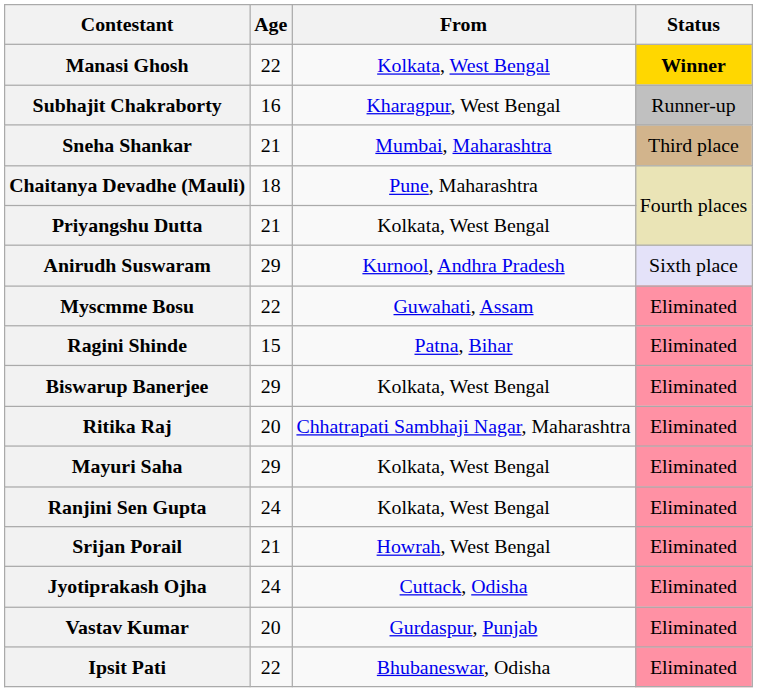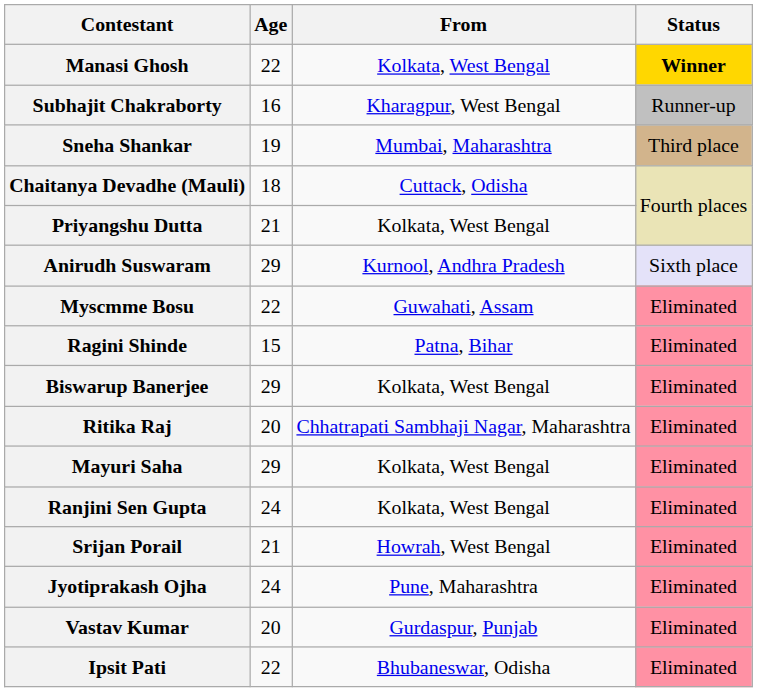(271, 145) 21 -> (271, 145) 19
(464, 185) Pune, Maharashtra -> (464, 185) Cuttack, Odisha
(464, 587) Cuttack, Odisha -> (464, 587) Pune, Maharashtra
